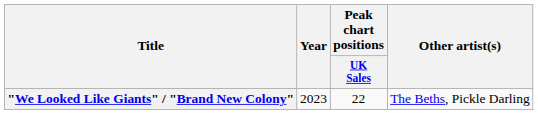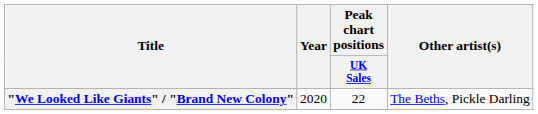(314, 98) 2023 -> (314, 98) 2020
